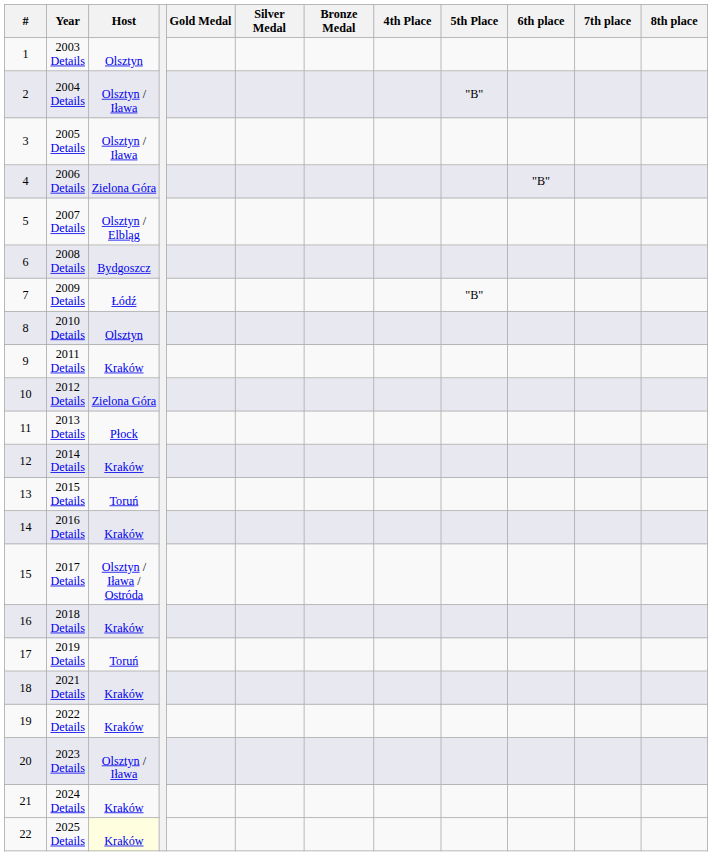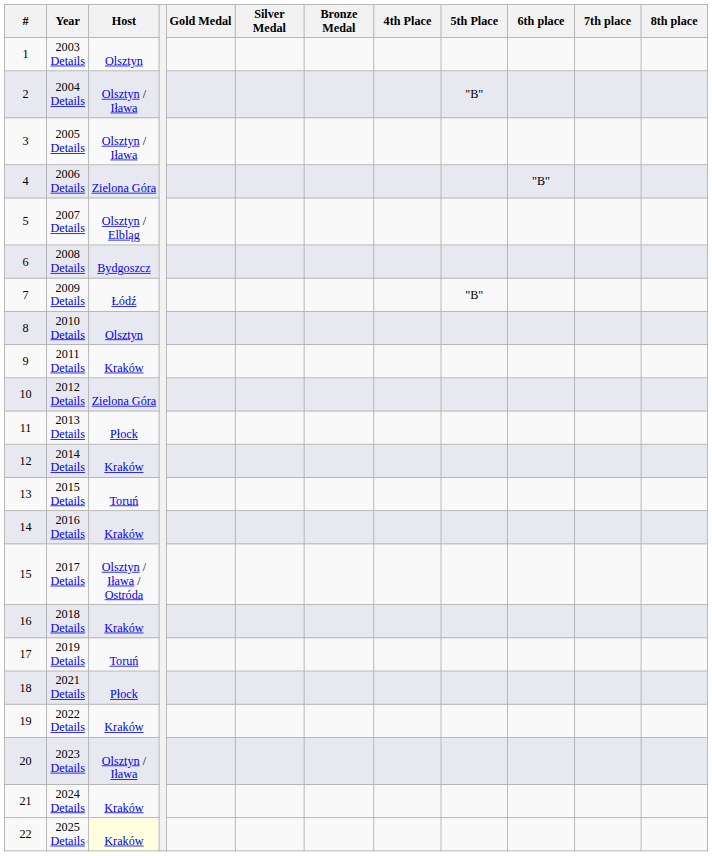(124, 694) Kraków -> (124, 694) Płock
